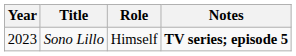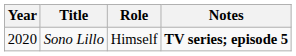(22, 39) 2023 -> (22, 39) 2020
